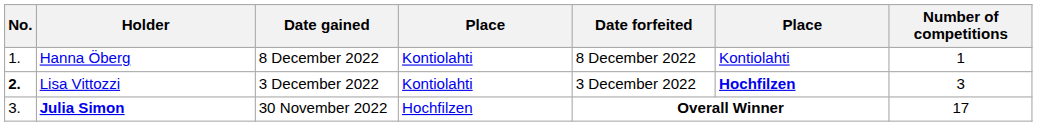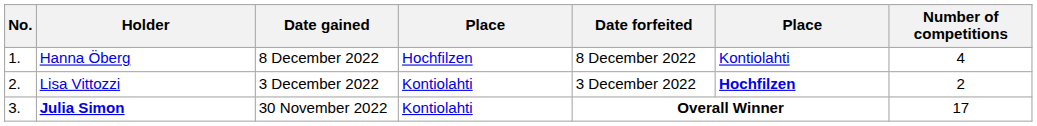(437, 58) Kontiolahti -> (437, 58) Hochfilzen
(961, 58) 1 -> (961, 58) 4
(14, 83) bold -> (14, 83) normal
(961, 83) 3 -> (961, 83) 2
(437, 108) Hochfilzen -> (437, 108) Kontiolahti
